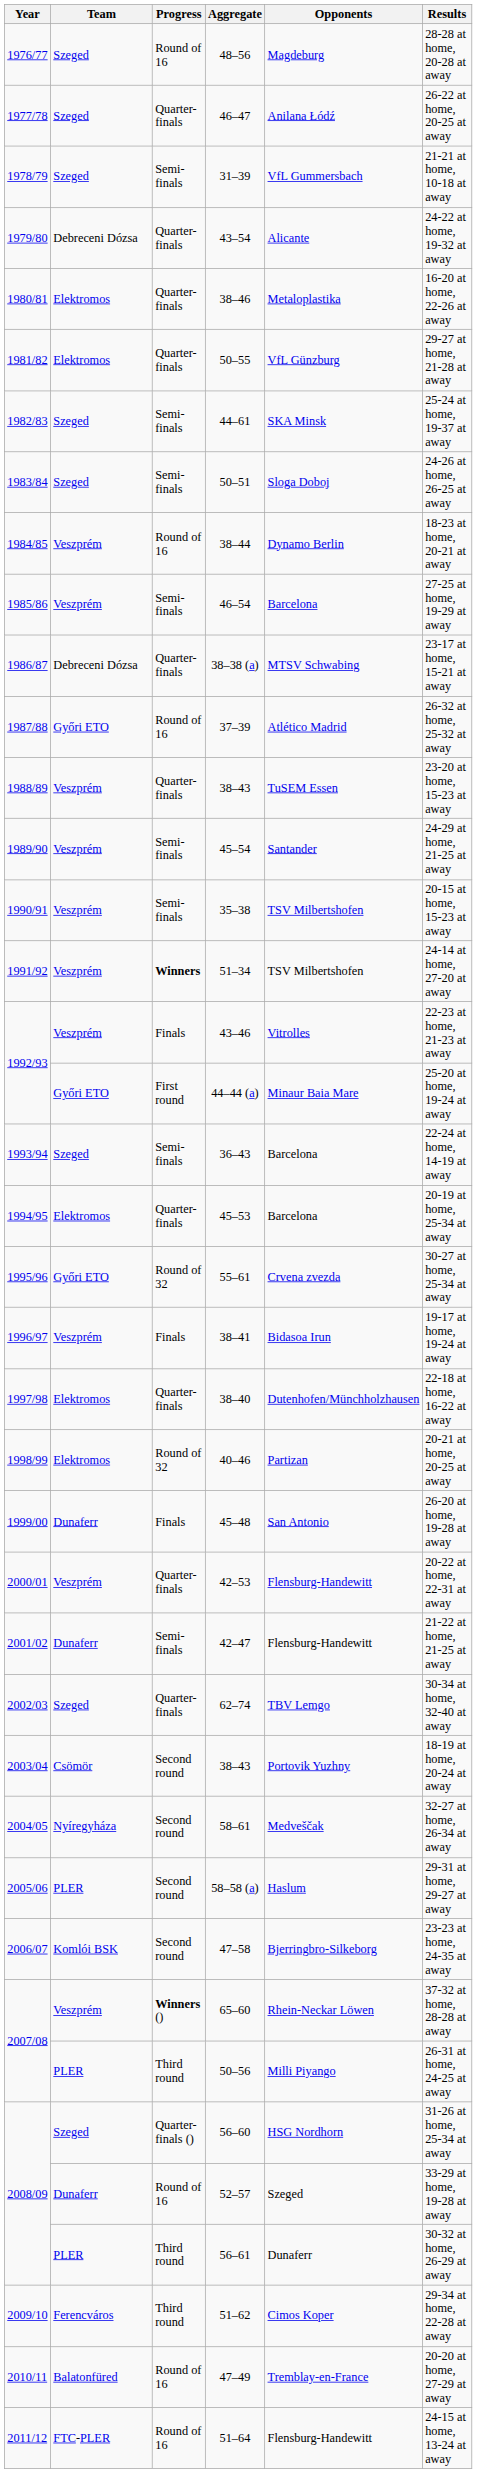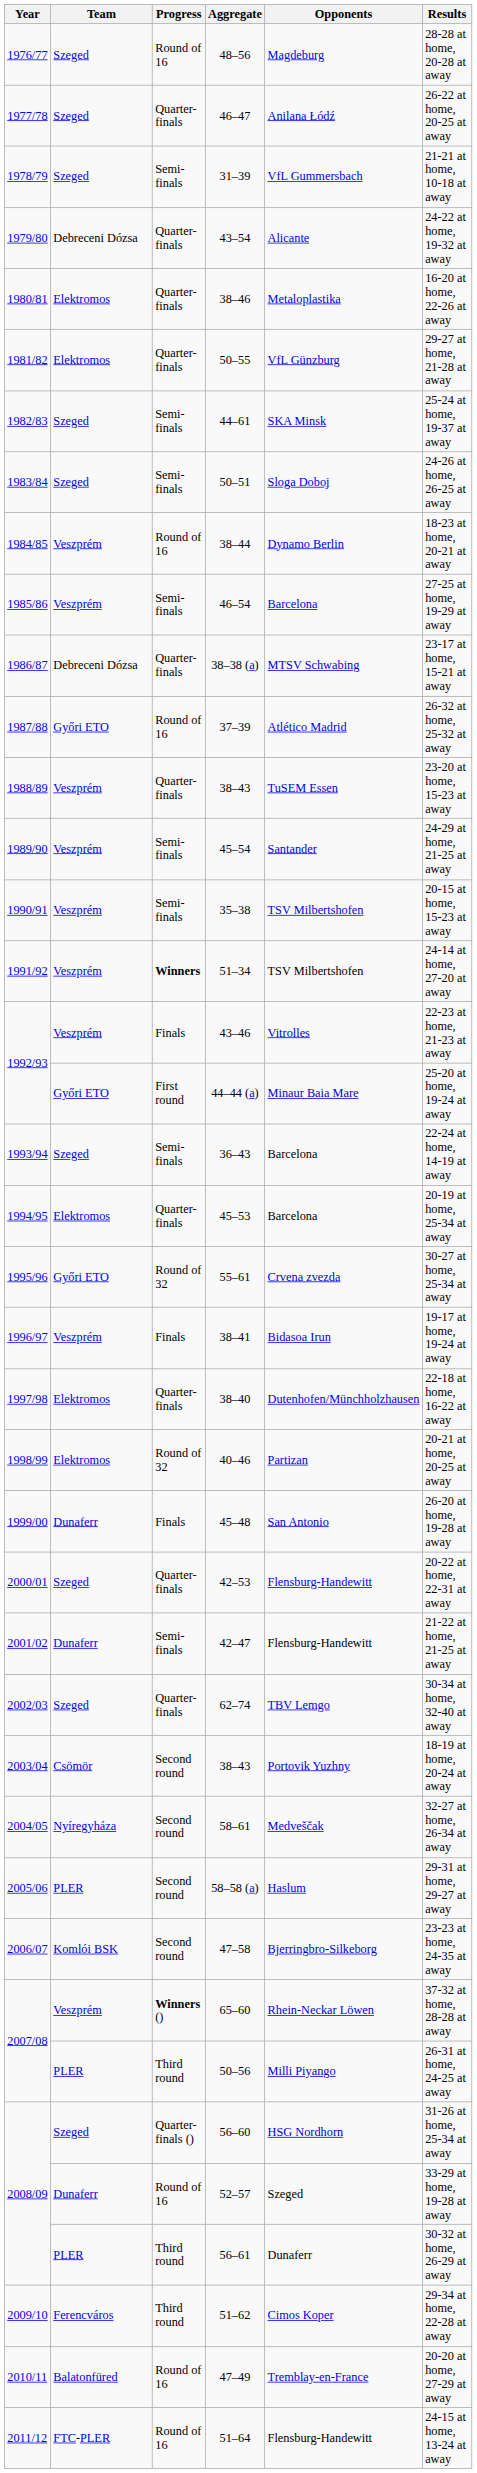(78, 1582) Veszprém -> (71, 1582) Szeged
